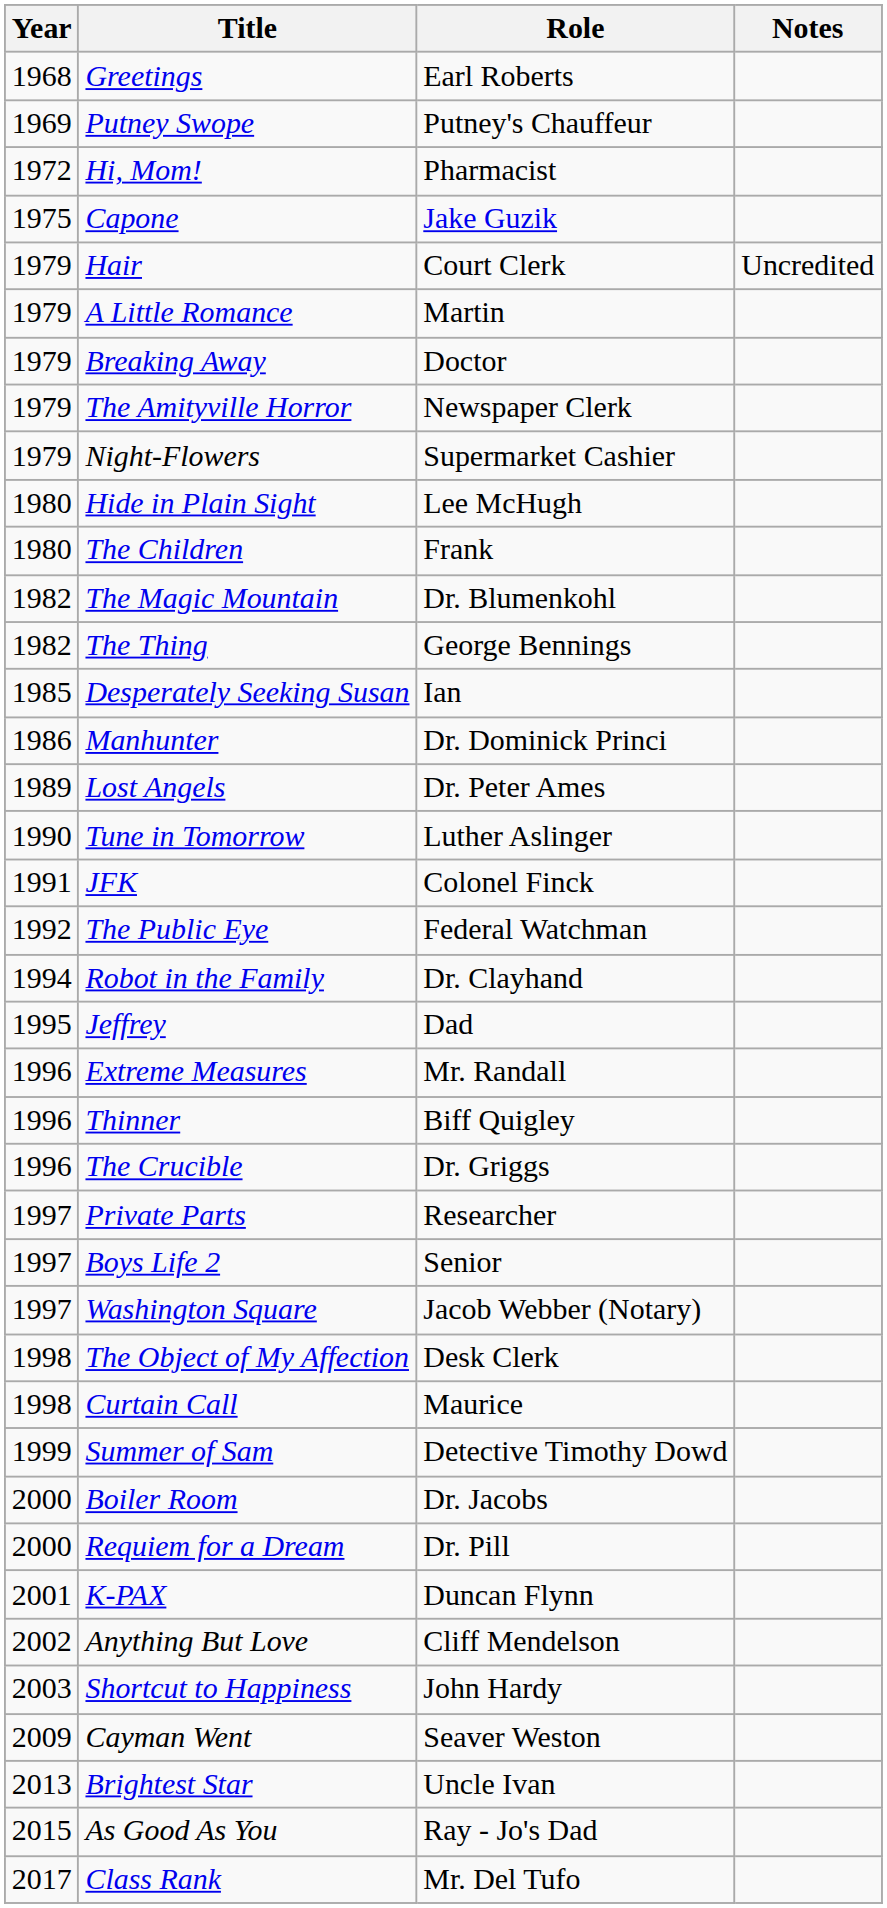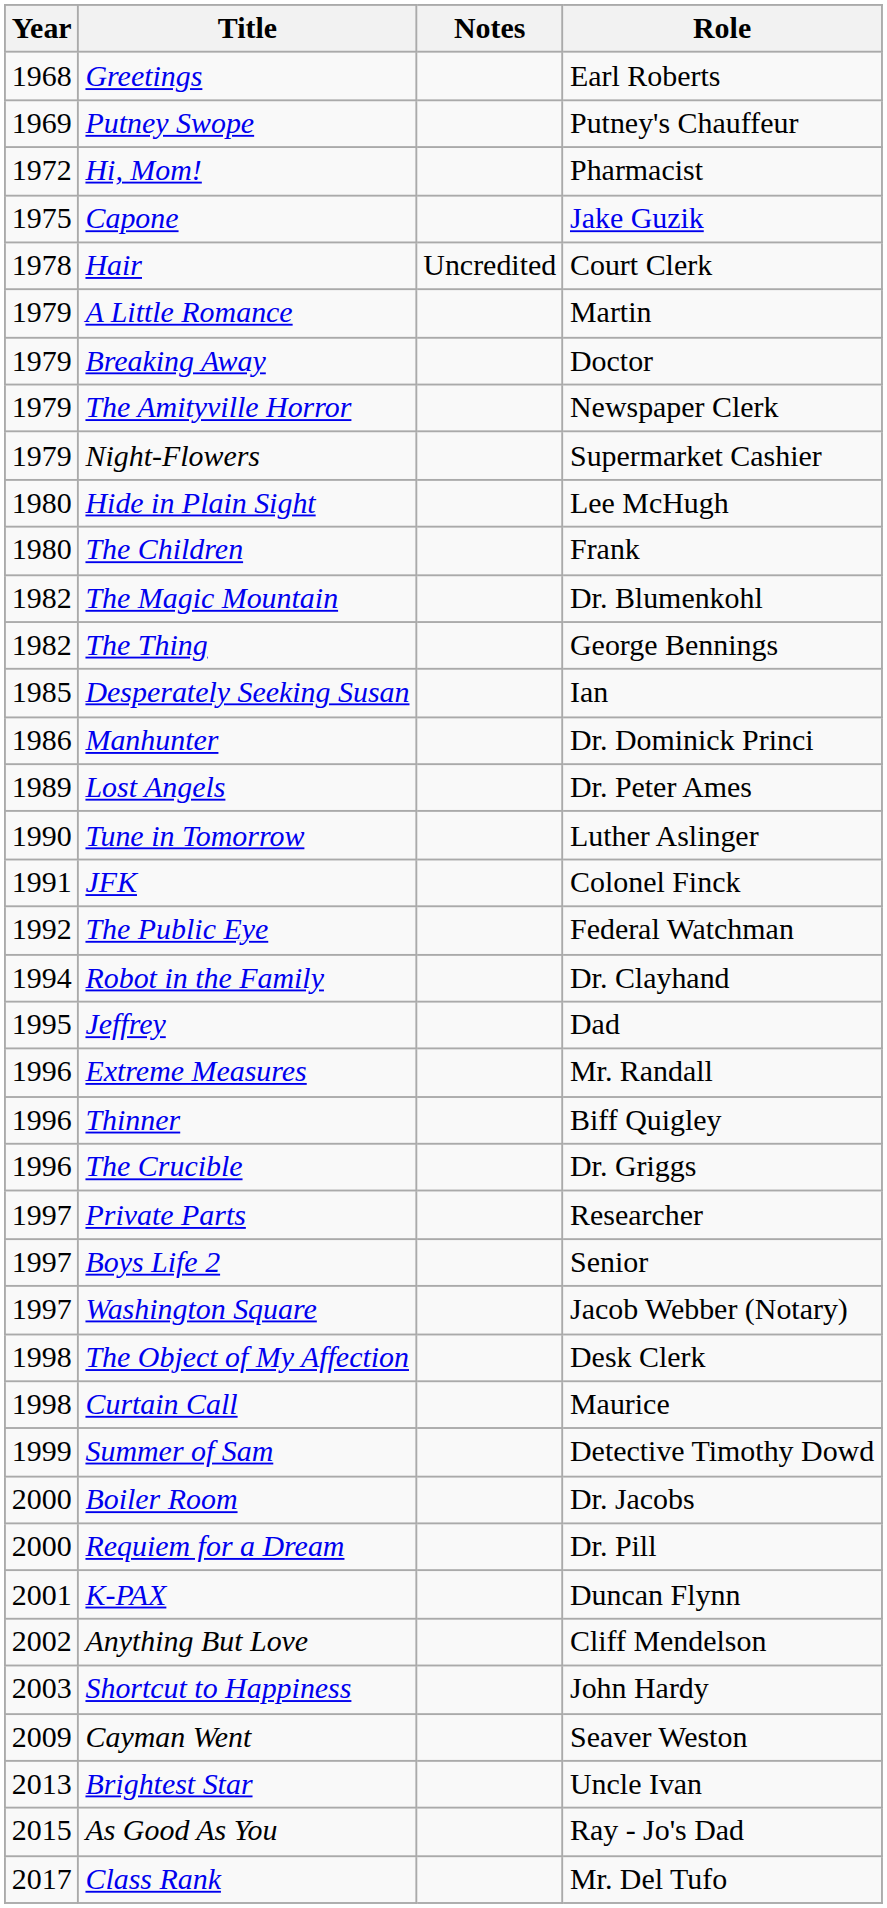columns swapped: (575, 28) <-> (808, 28)
(42, 265) 1979 -> (42, 265) 1978
